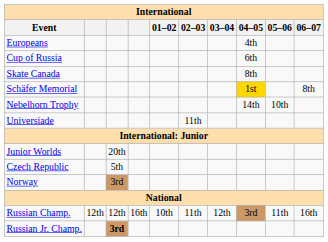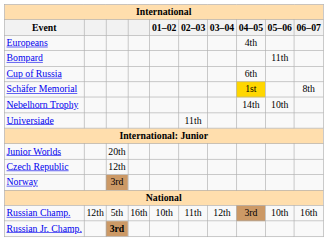+ row: (25, 58)
- row: (33, 74)
(117, 167) 5th -> (117, 167) 12th
(117, 213) 12th -> (117, 213) 5th
(280, 213) 11th -> (280, 213) 10th
